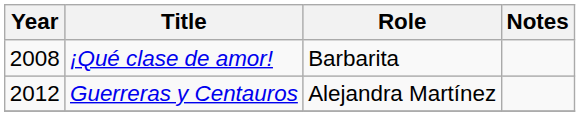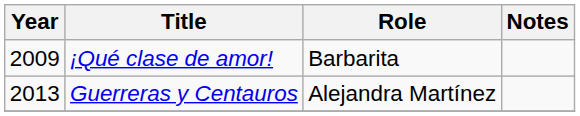(35, 57) 2008 -> (35, 57) 2009
(35, 93) 2012 -> (35, 93) 2013
